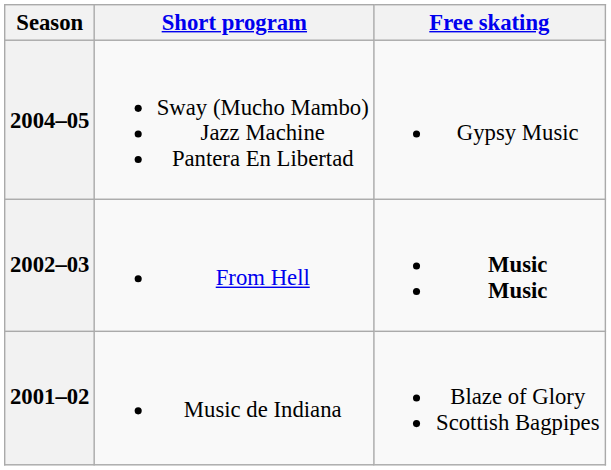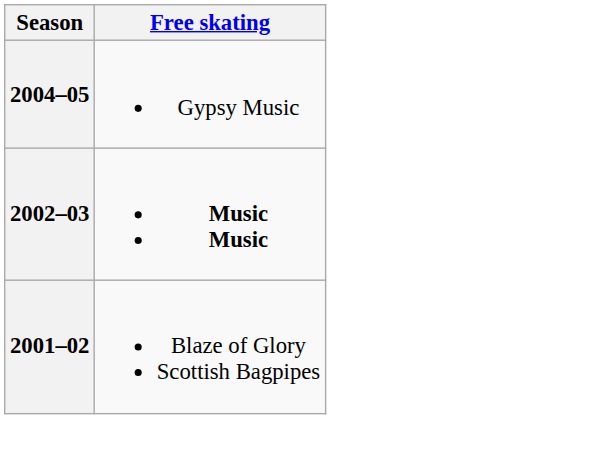- column: (234, 22)
